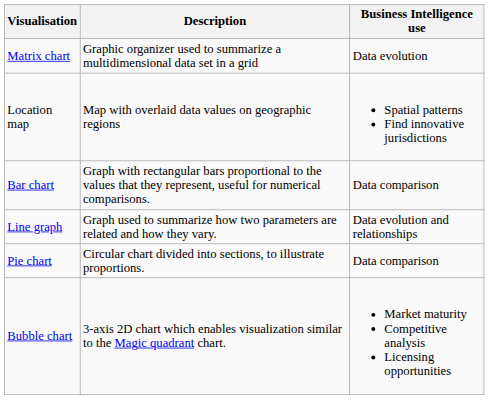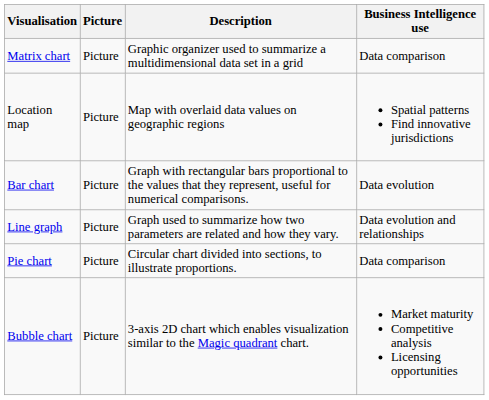+ column: (102, 21)
(390, 55) Data evolution -> (402, 55) Data comparison
(396, 185) Data comparison -> (397, 185) Data evolution
